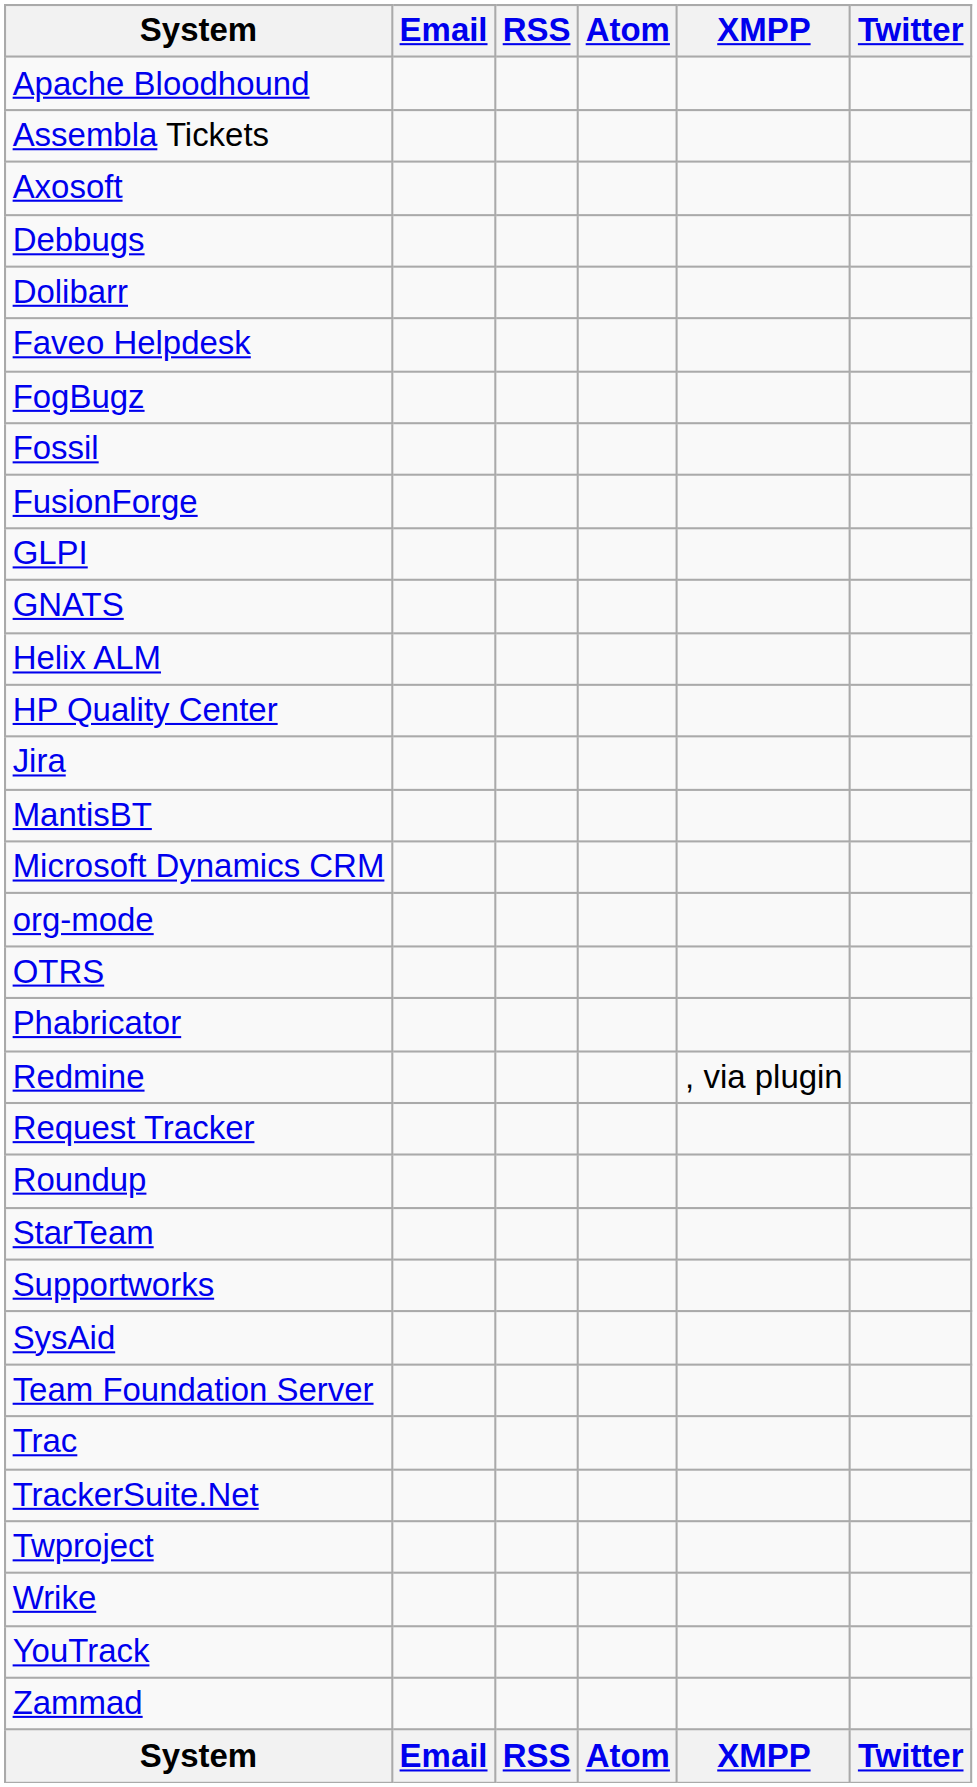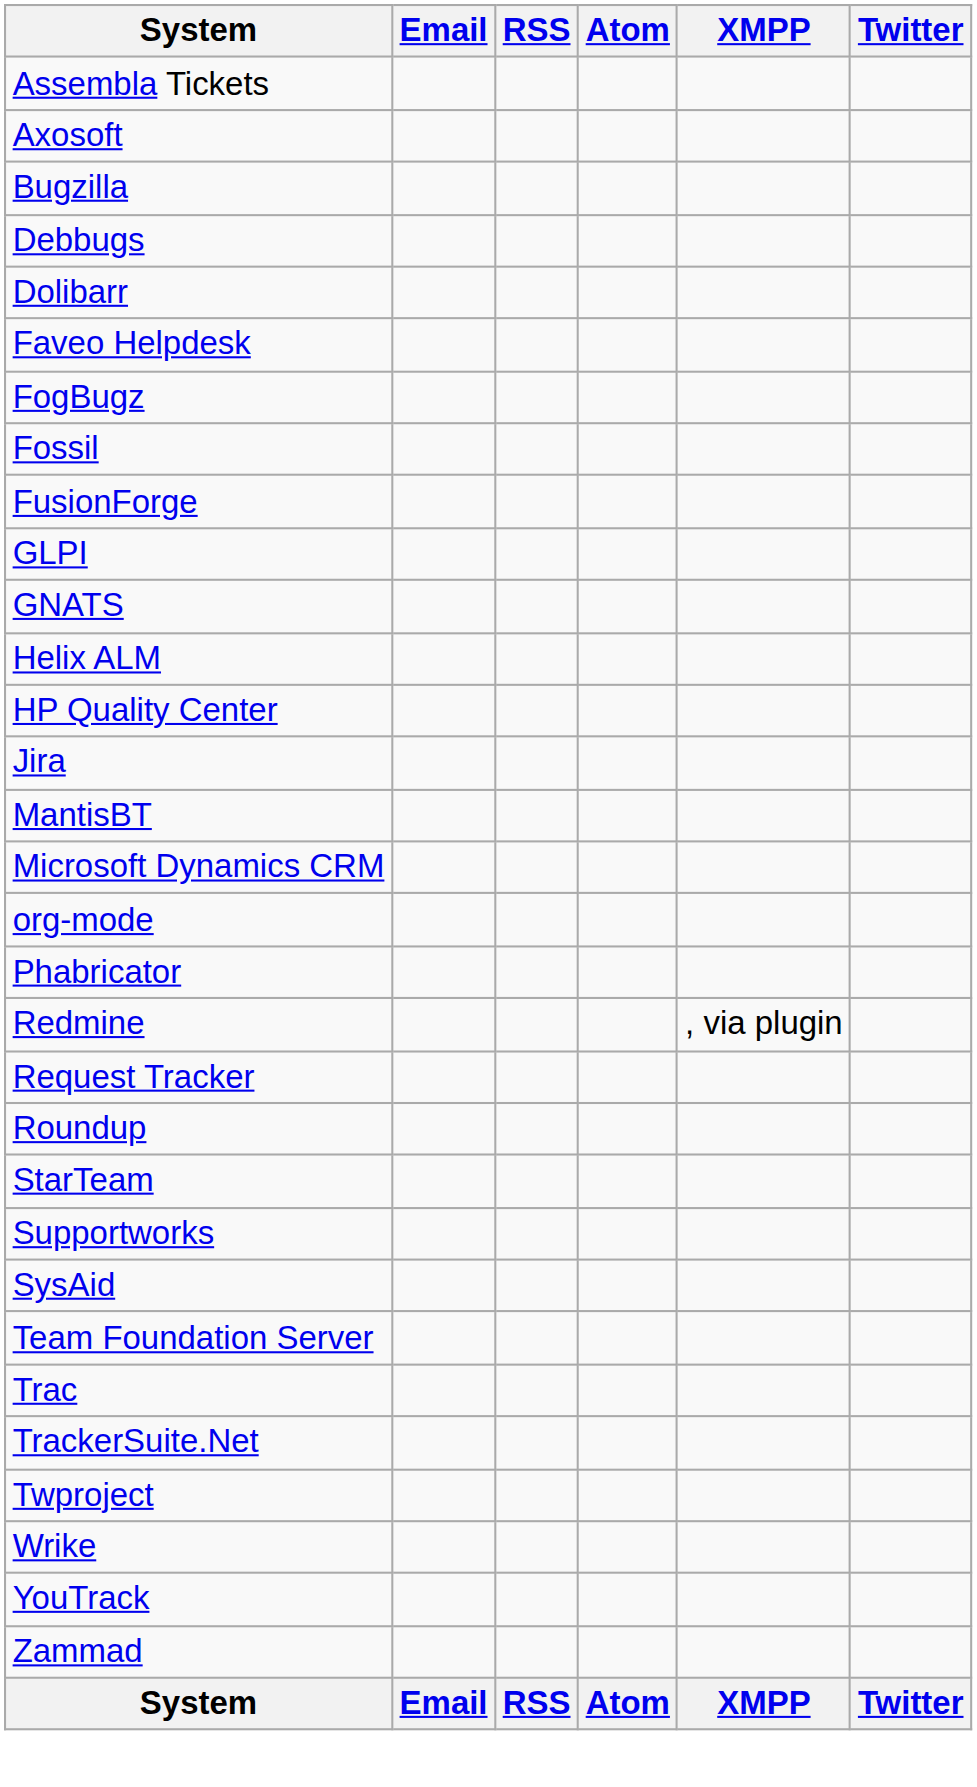- row: (161, 82)
+ row: (70, 187)
- row: (58, 971)
